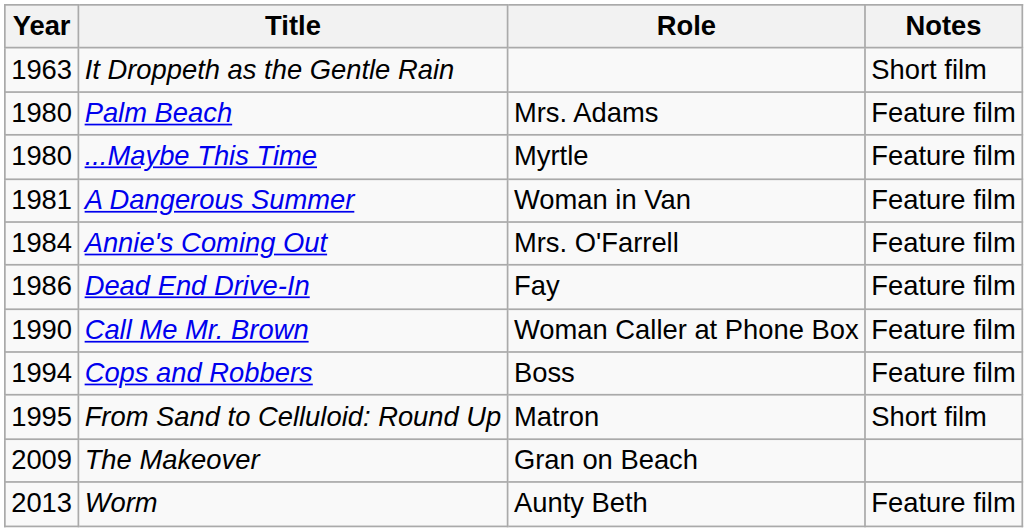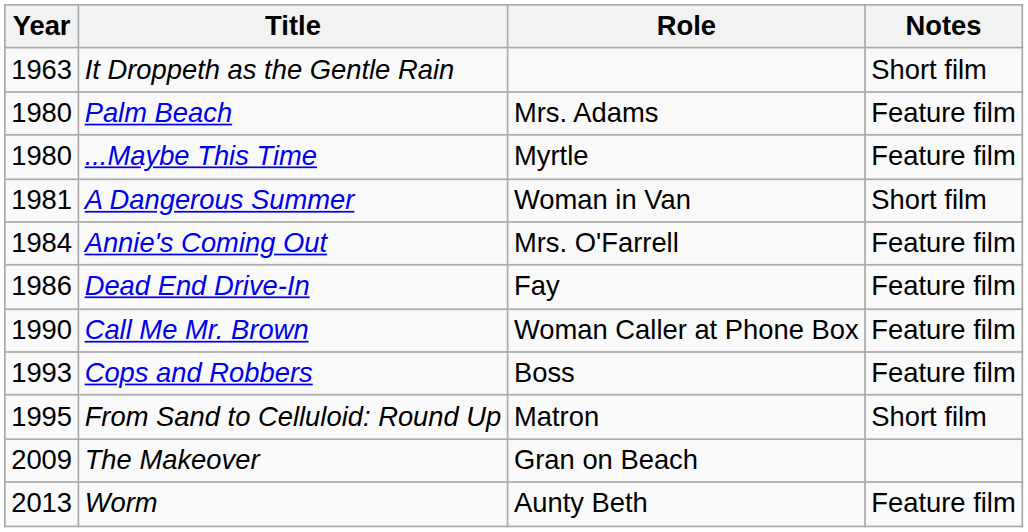(944, 199) Feature film -> (929, 199) Short film
(42, 373) 1994 -> (42, 373) 1993
